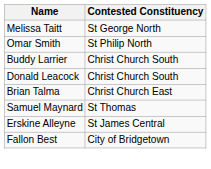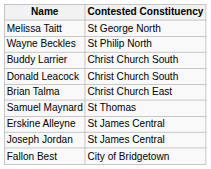- row: (34, 44)
+ row: (41, 44)
+ row: (40, 140)
